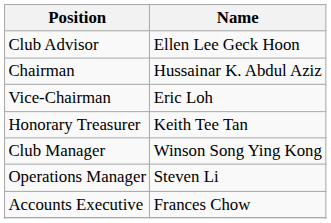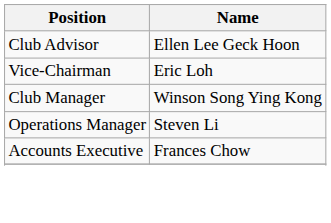- row: (42, 71)
- row: (74, 124)
